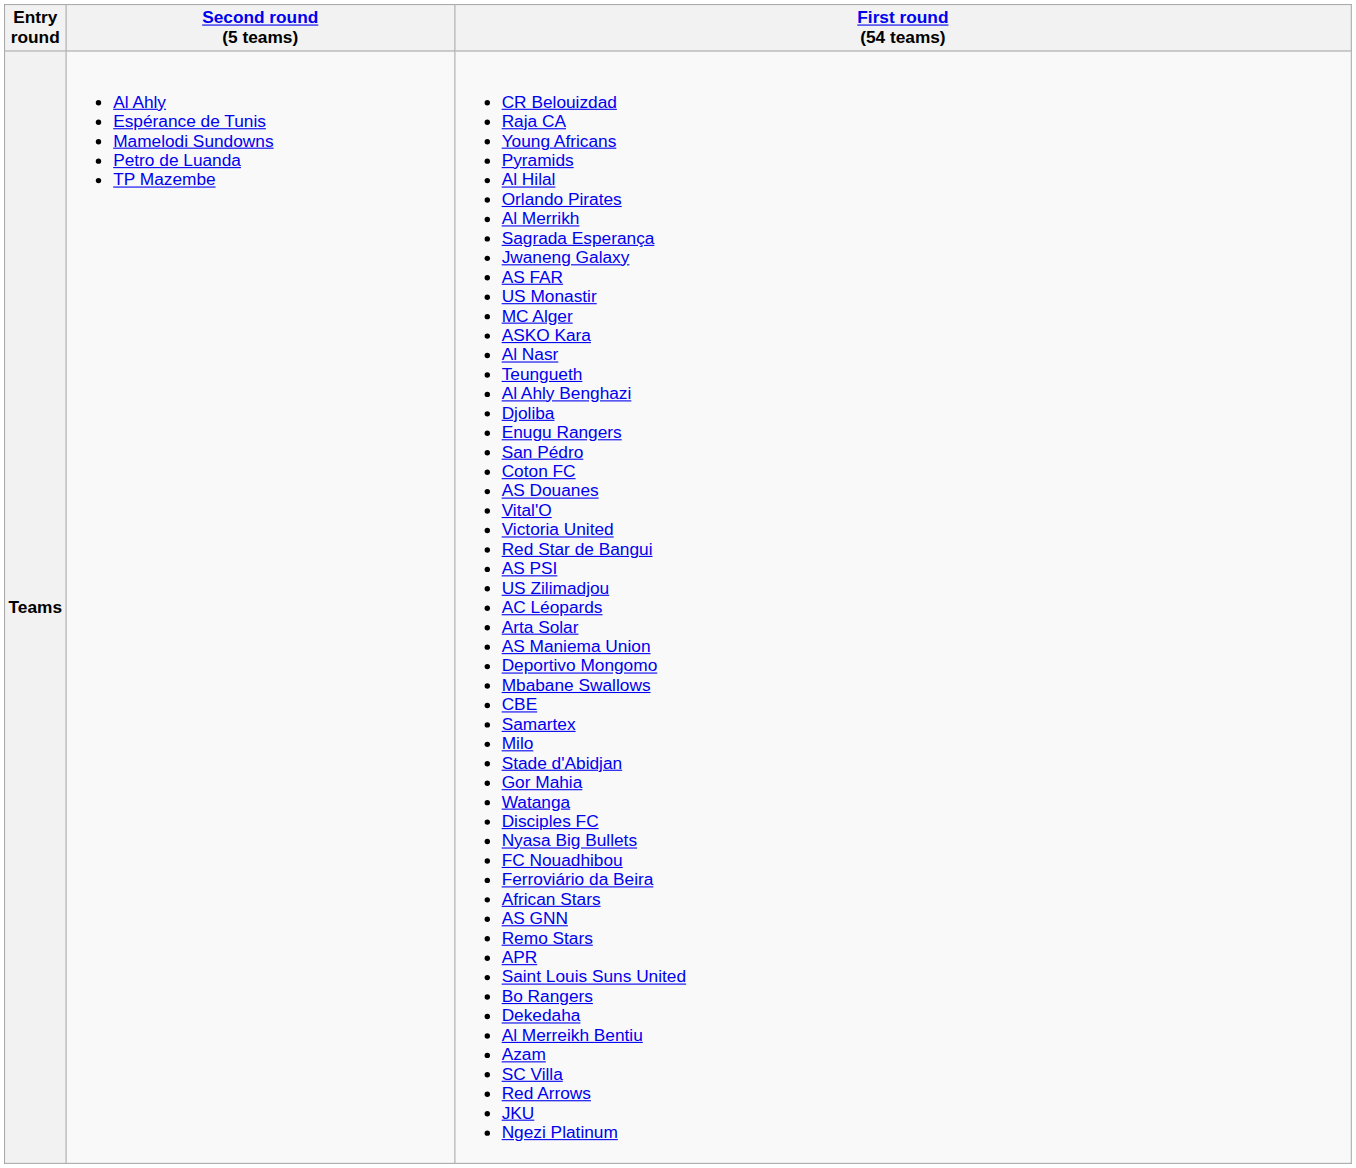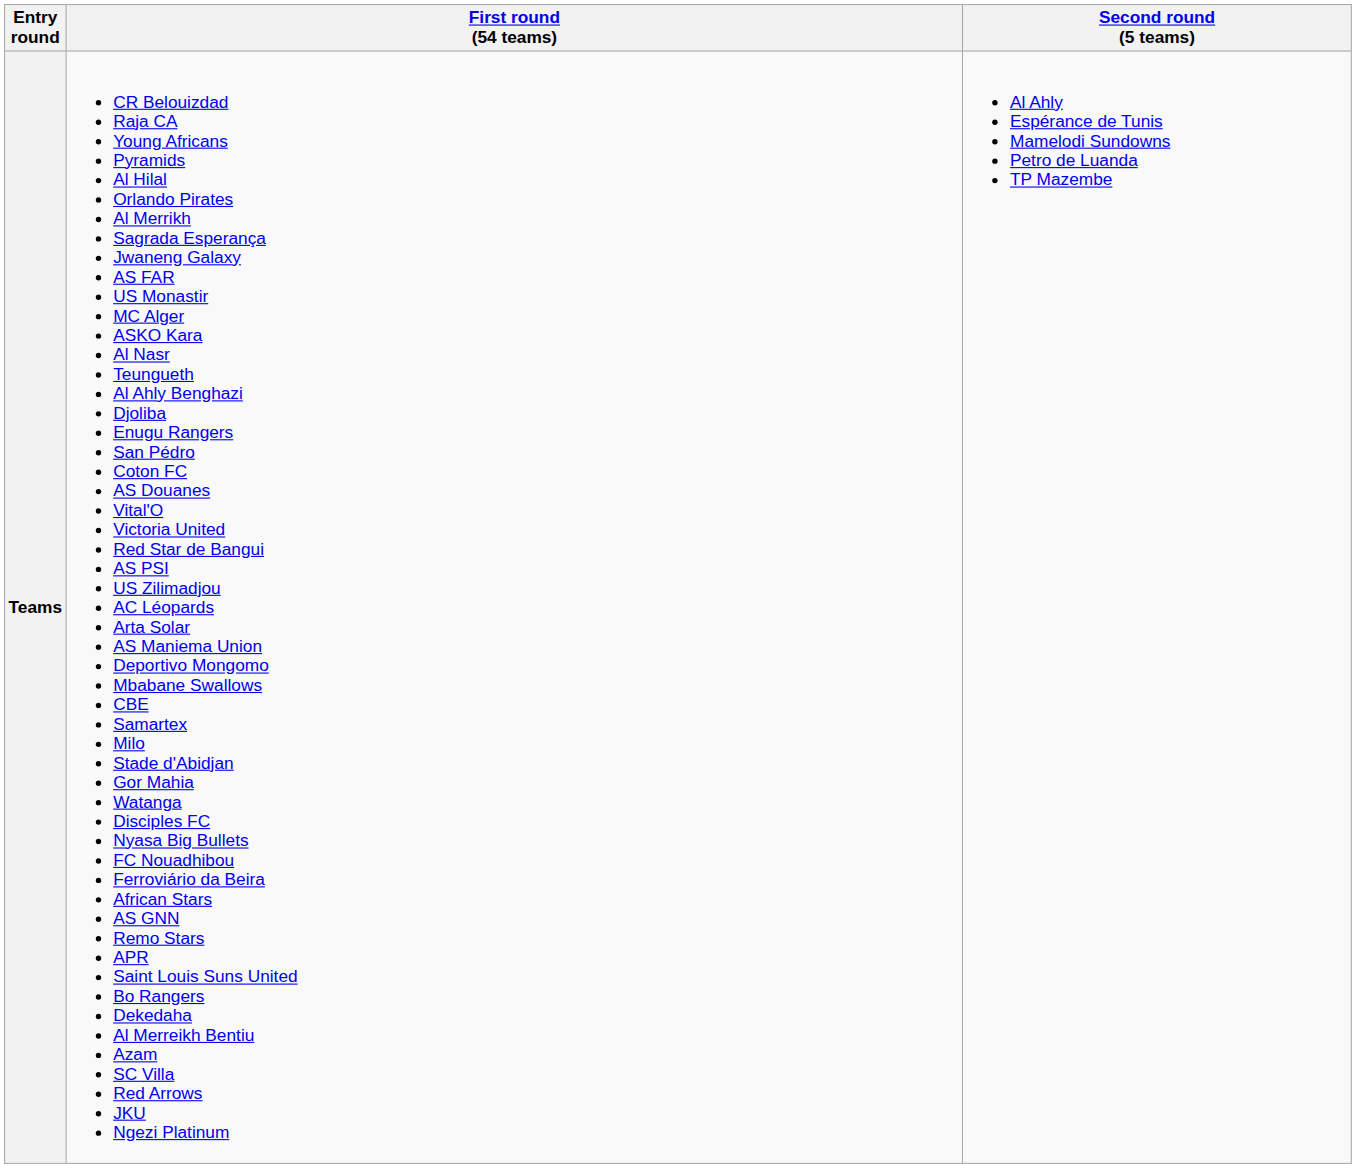columns swapped: (260, 27) <-> (903, 27)
